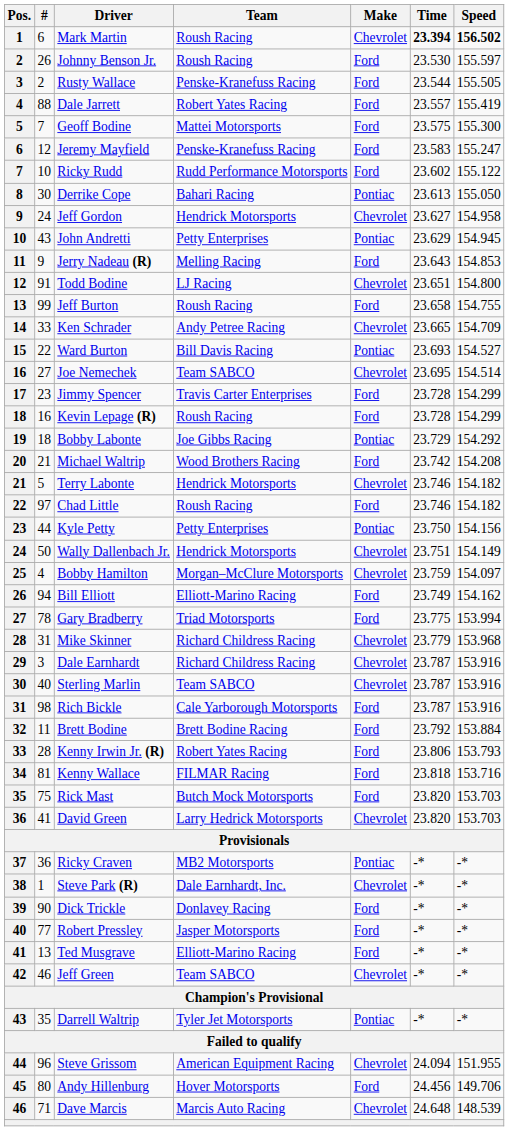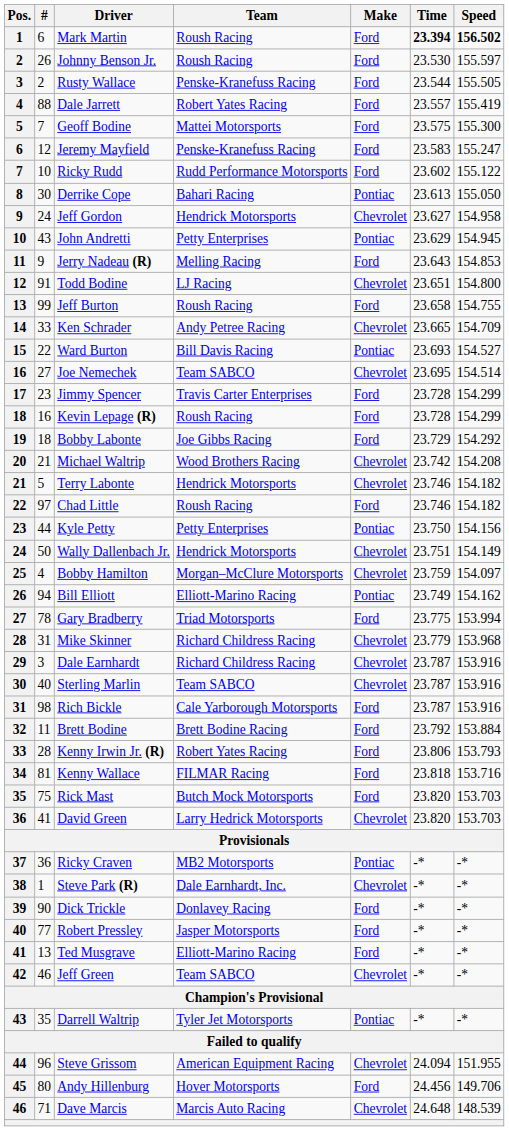(380, 38) Chevrolet -> (367, 38) Ford
(374, 439) Pontiac -> (367, 439) Ford
(367, 461) Ford -> (380, 461) Chevrolet
(367, 595) Ford -> (374, 595) Pontiac
